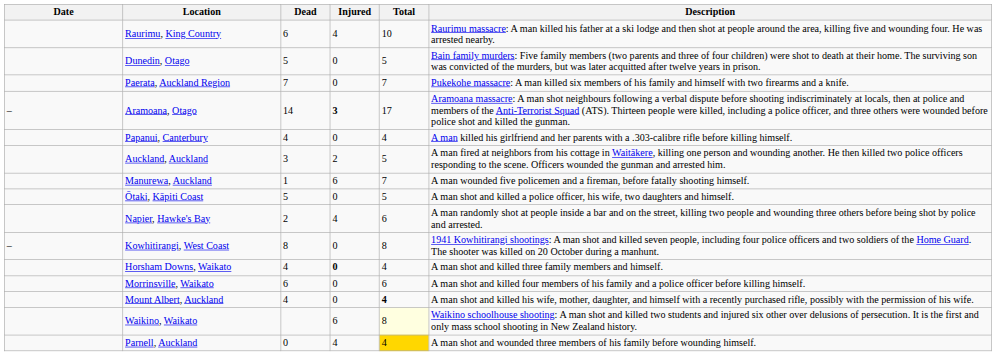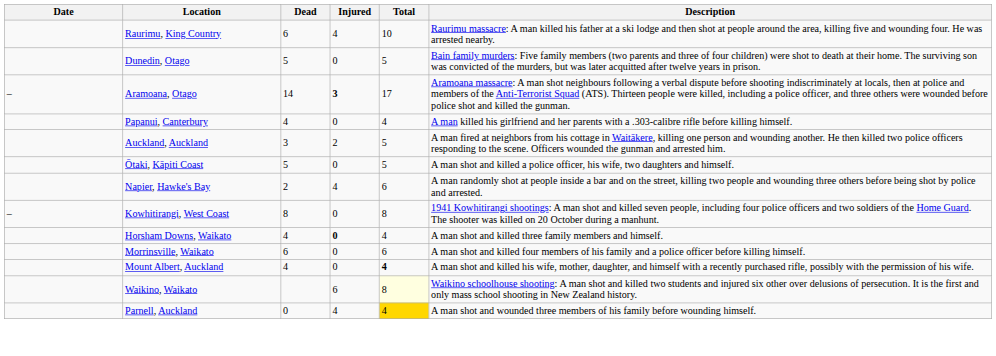- row: (178, 83)
- row: (168, 181)
